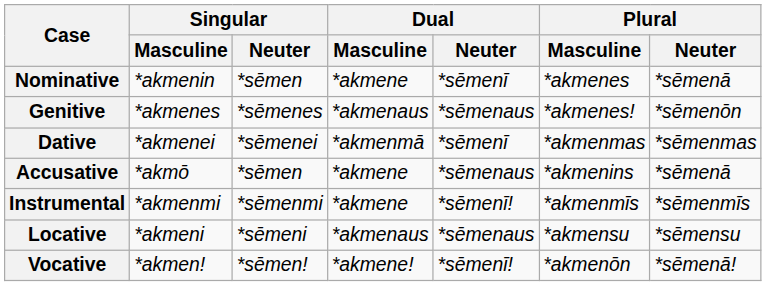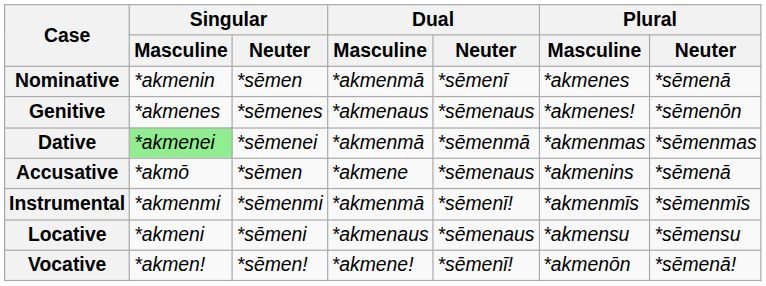(370, 81) *akmene -> (378, 81) *akmenmā
(175, 142) no background -> (175, 142) lightgreen background
(472, 142) *sēmenī -> (484, 142) *sēmenmā
(370, 204) *akmene -> (378, 204) *akmenmā
